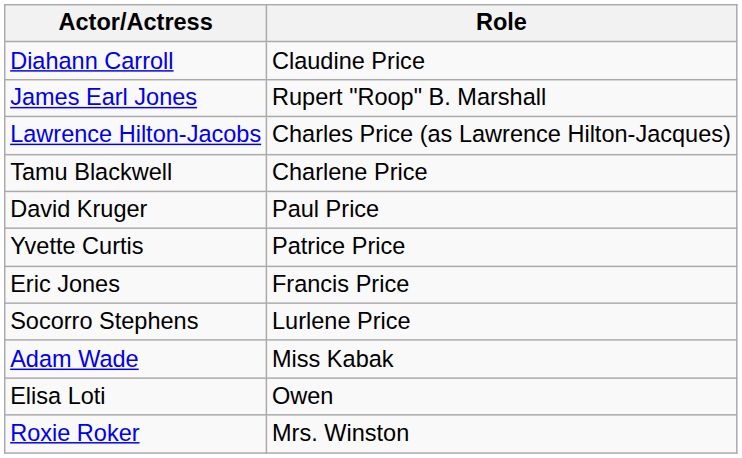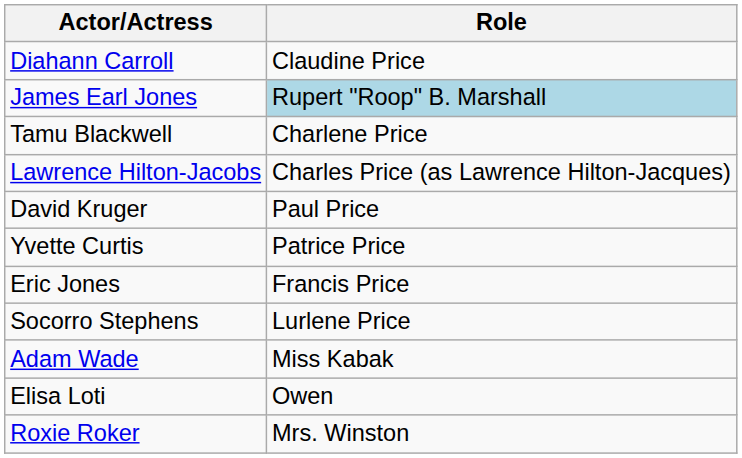(409, 97) no background -> (409, 97) lightblue background
rows swapped: (136, 135) <-> (91, 172)
